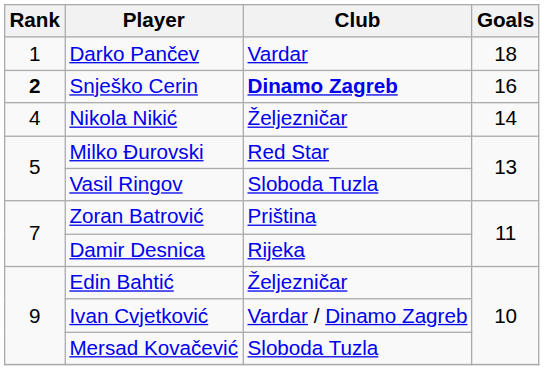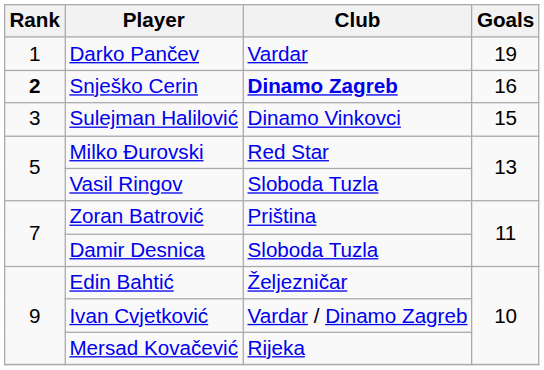(506, 53) 18 -> (506, 53) 19
+ row: (154, 119)
- row: (123, 119)
(276, 250) Rijeka -> (313, 250) Sloboda Tuzla
(313, 348) Sloboda Tuzla -> (276, 348) Rijeka
